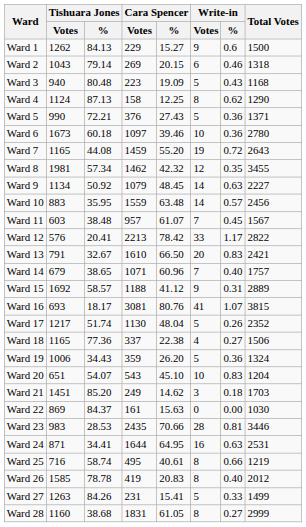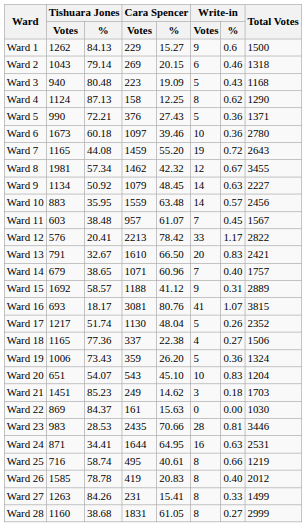(233, 168) 0.35 -> (233, 168) 0.67
(99, 358) 34.43 -> (99, 358) 73.43
(99, 392) 85.20 -> (99, 392) 85.23
(196, 496) 5 -> (196, 496) 8
